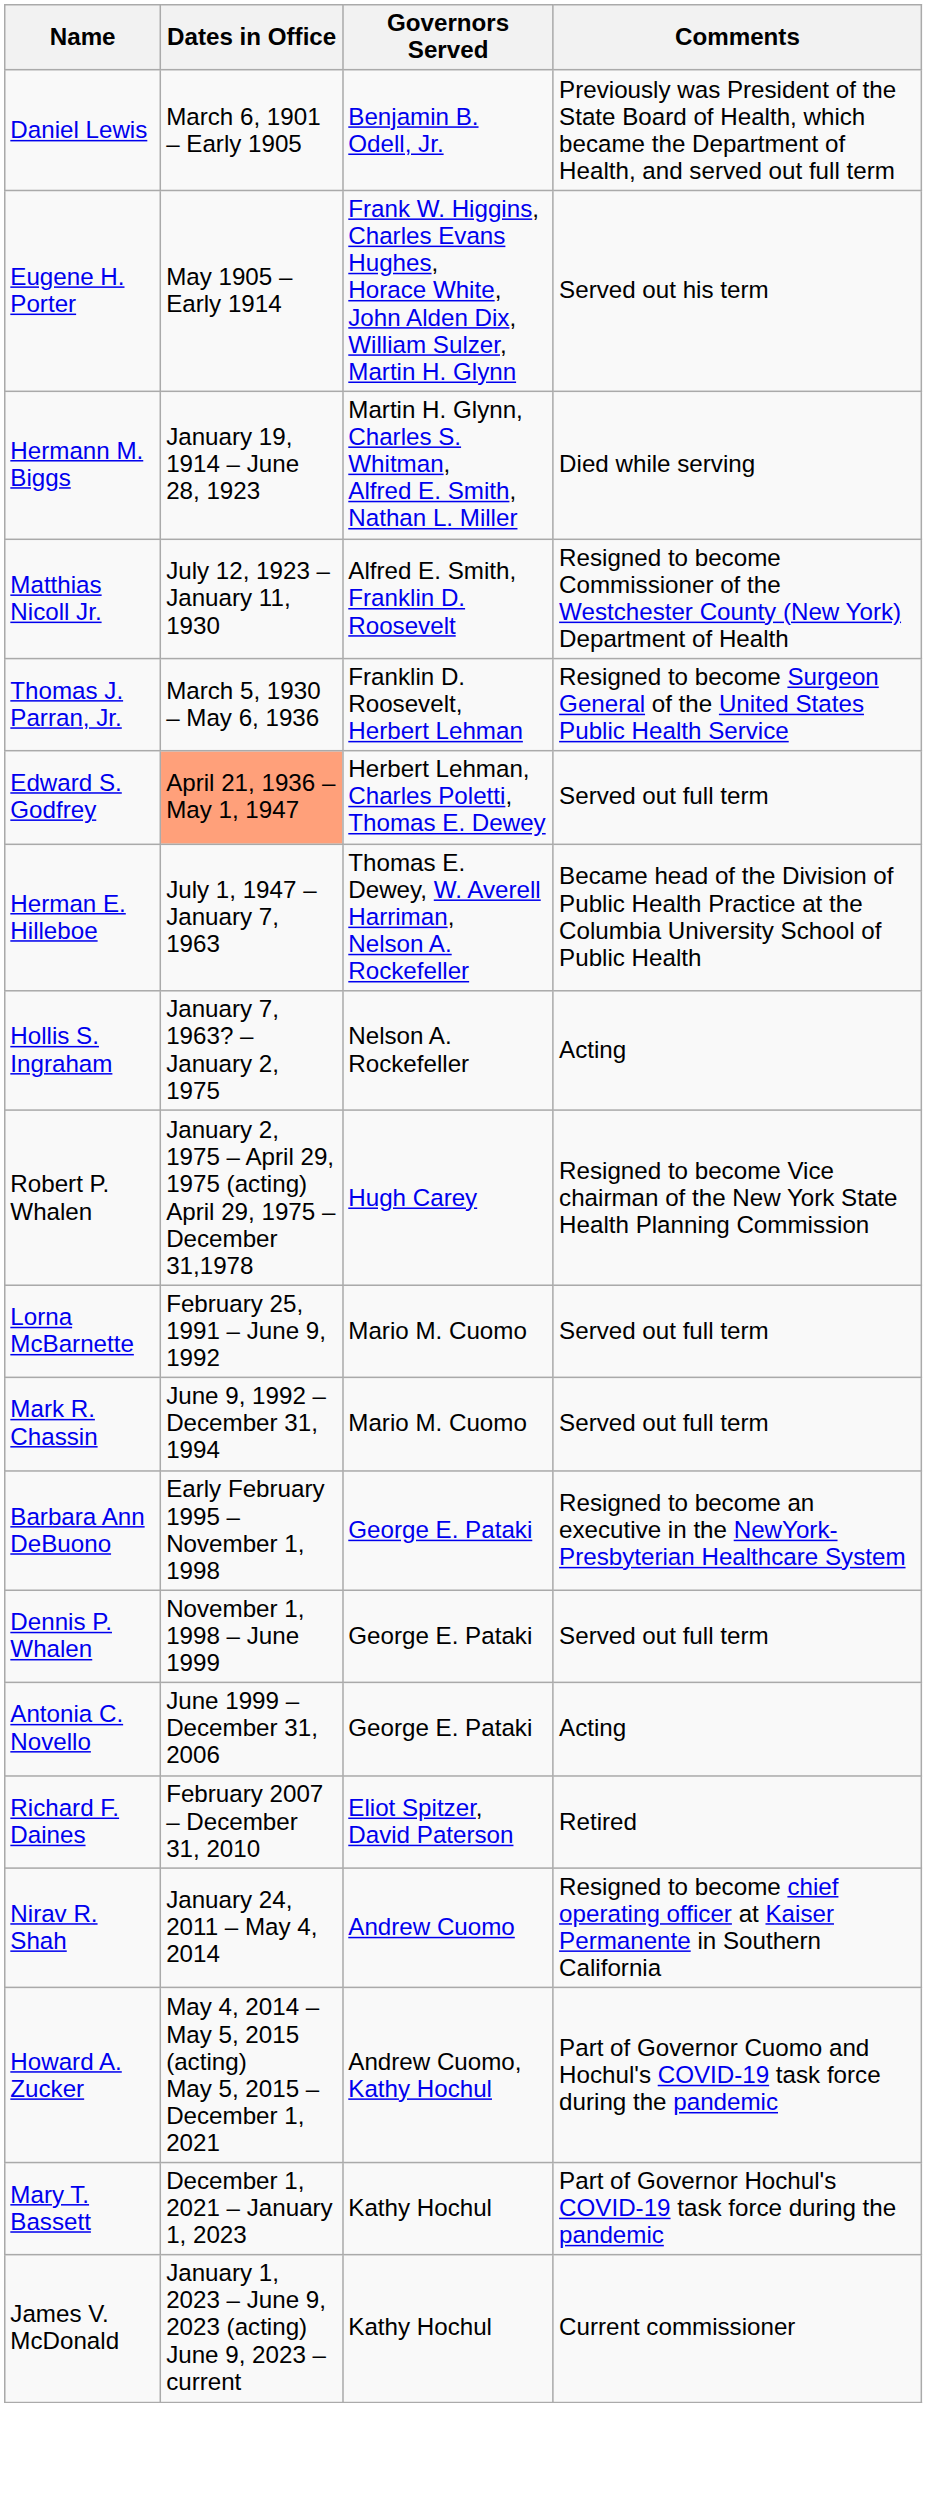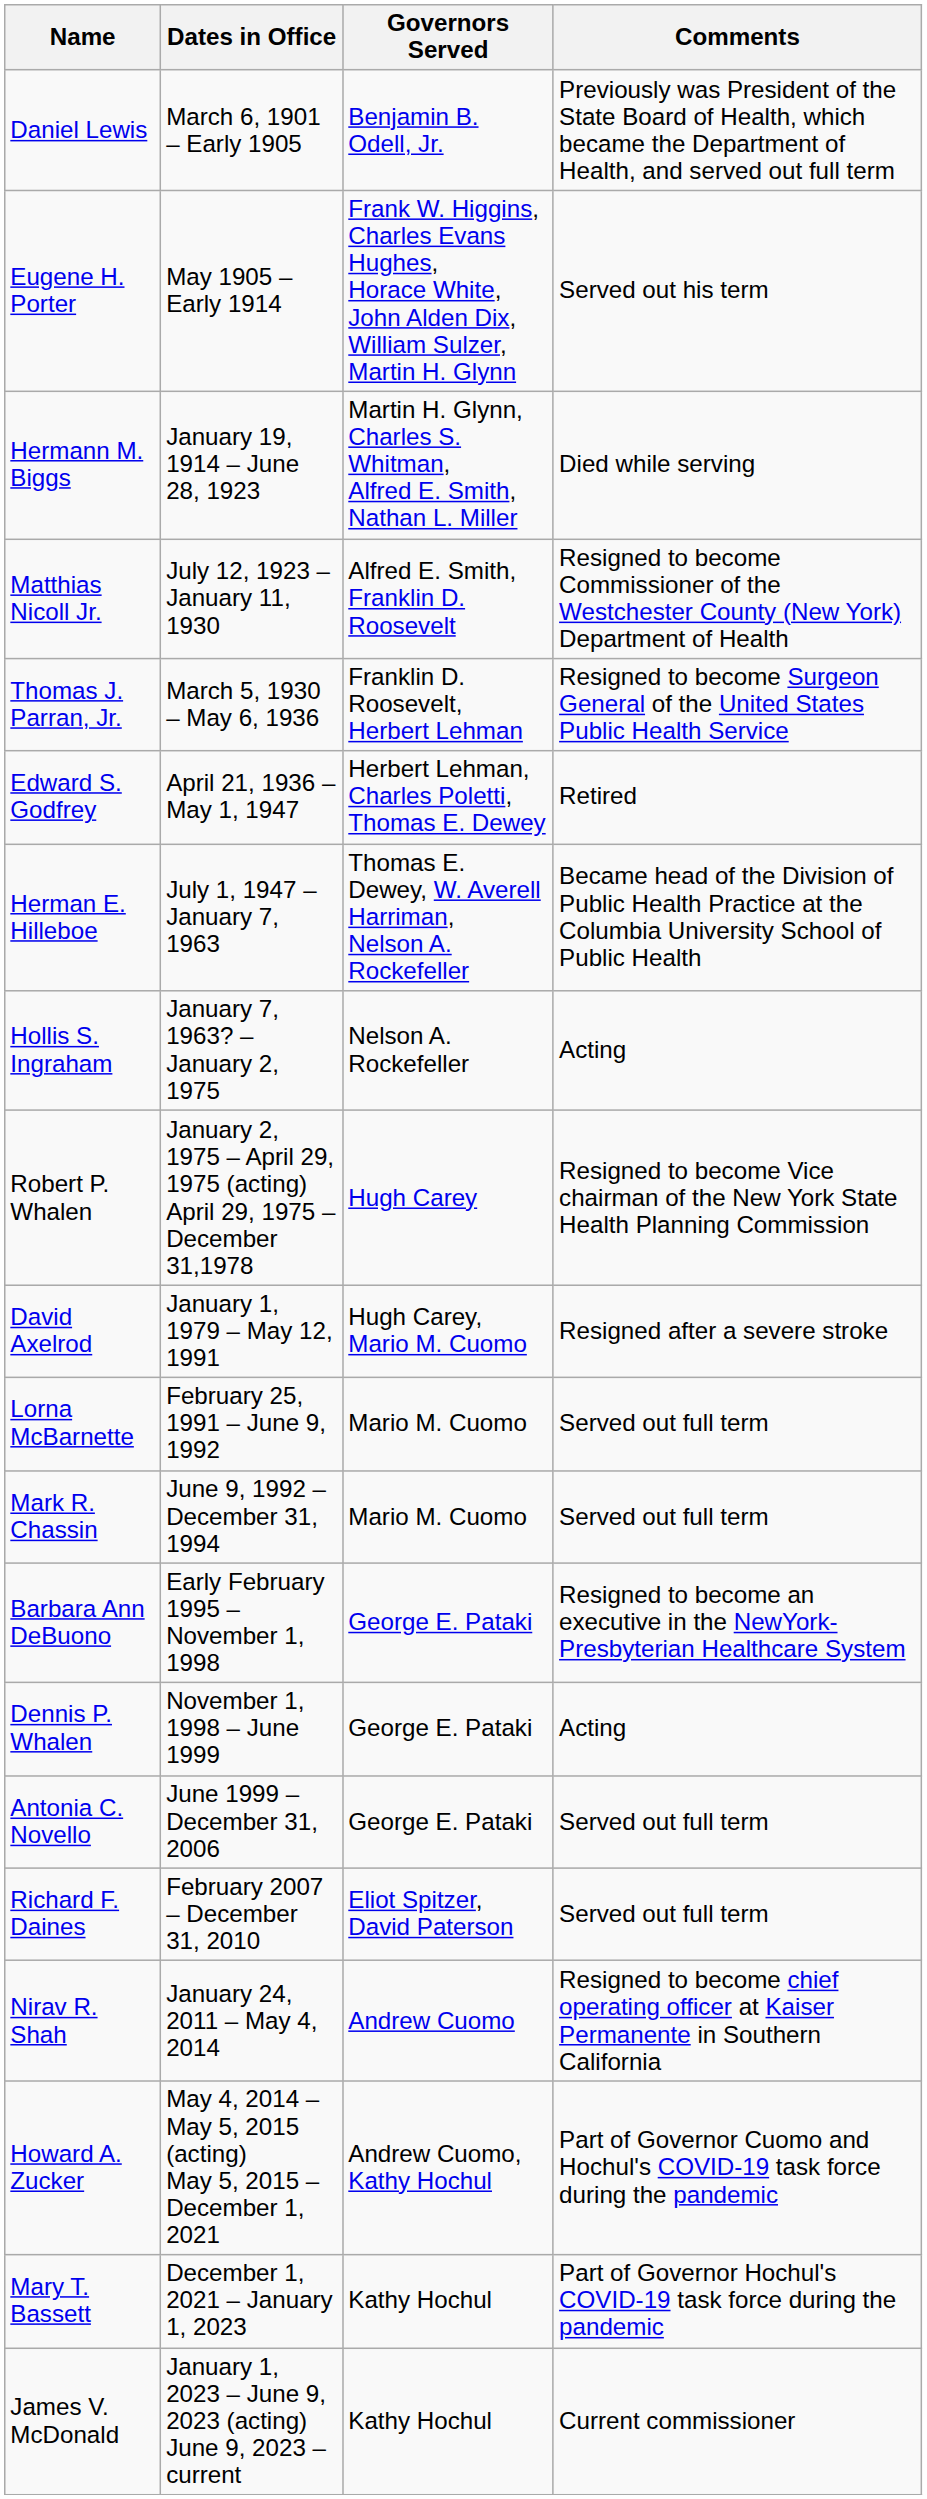(251, 797) lightsalmon background -> (251, 797) no background
(664, 797) Served out full term -> (598, 797) Retired
+ row: (51, 1330)
(664, 1636) Served out full term -> (593, 1728) Acting
(593, 1728) Acting -> (664, 1821) Served out full term
(598, 1821) Retired -> (664, 1914) Served out full term
